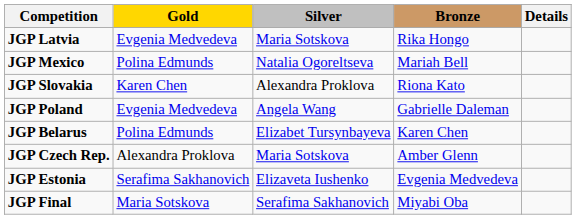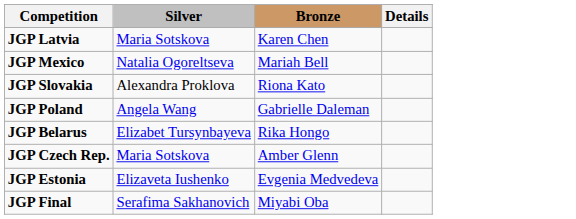- column: (183, 16)
(433, 39) Rika Hongo -> (293, 39) Karen Chen
(433, 132) Karen Chen -> (294, 132) Rika Hongo
